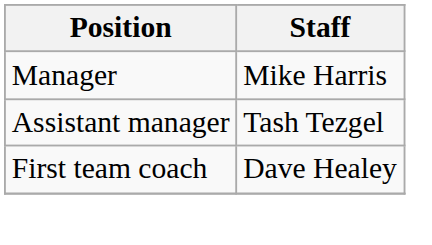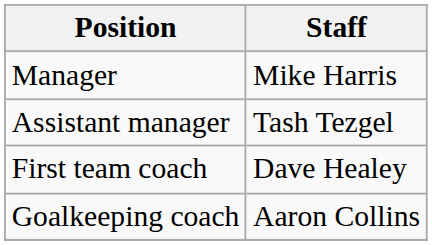+ row: (126, 215)
